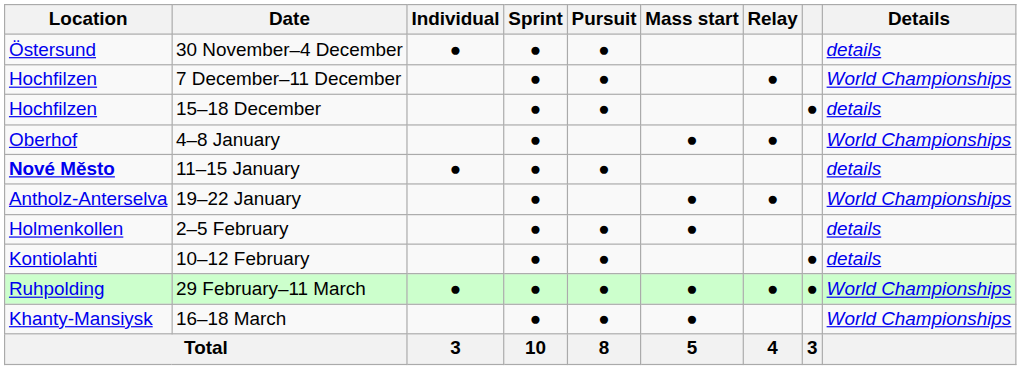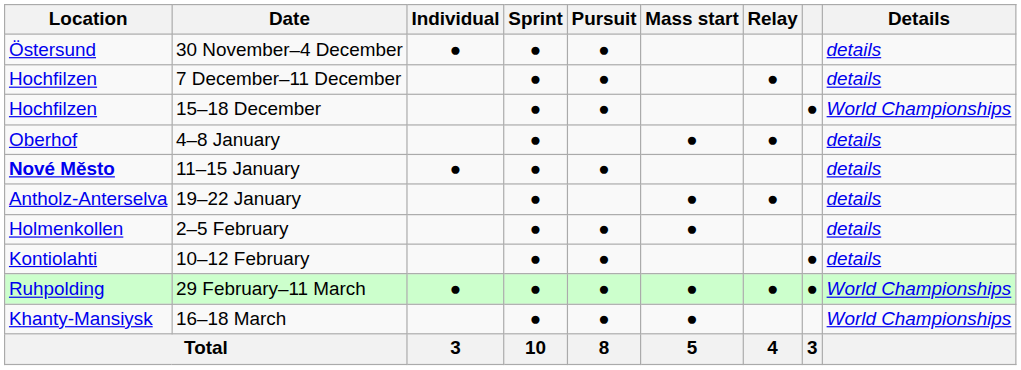(919, 79) World Championships -> (854, 79) details
(854, 109) details -> (919, 109) World Championships
(919, 139) World Championships -> (854, 139) details
(919, 199) World Championships -> (854, 199) details
